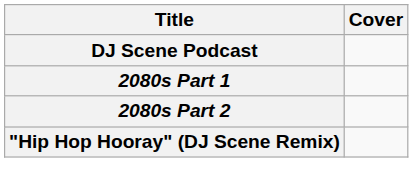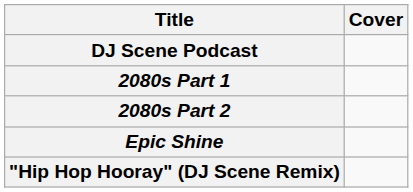+ row: (174, 141)
